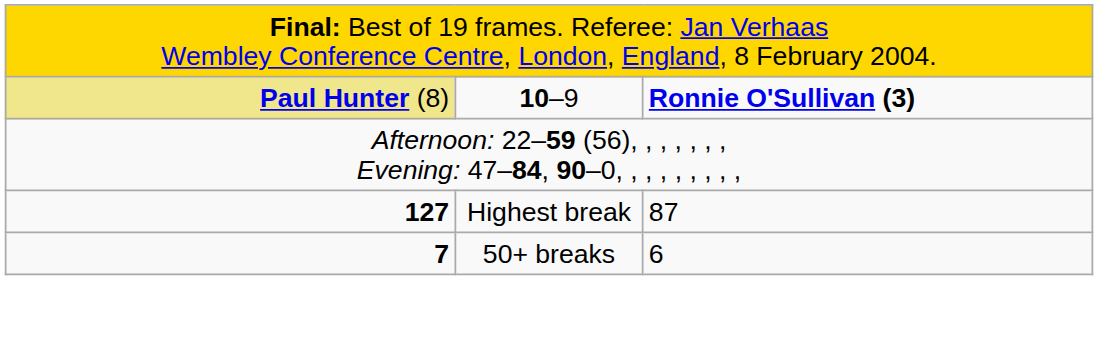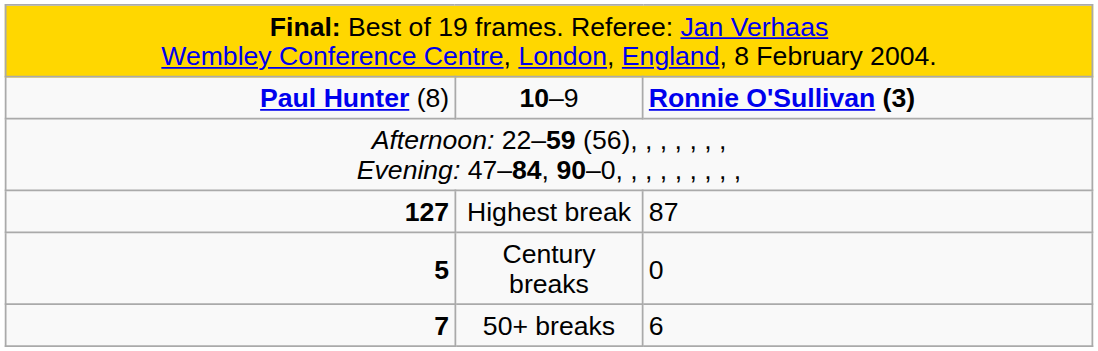(355, 98) khaki background -> (355, 98) no background
+ row: (549, 269)
